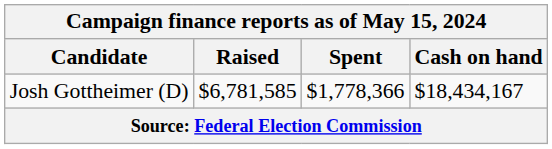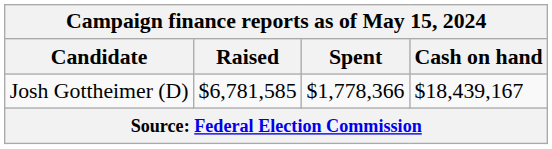(469, 90) $18,434,167 -> (469, 90) $18,439,167
